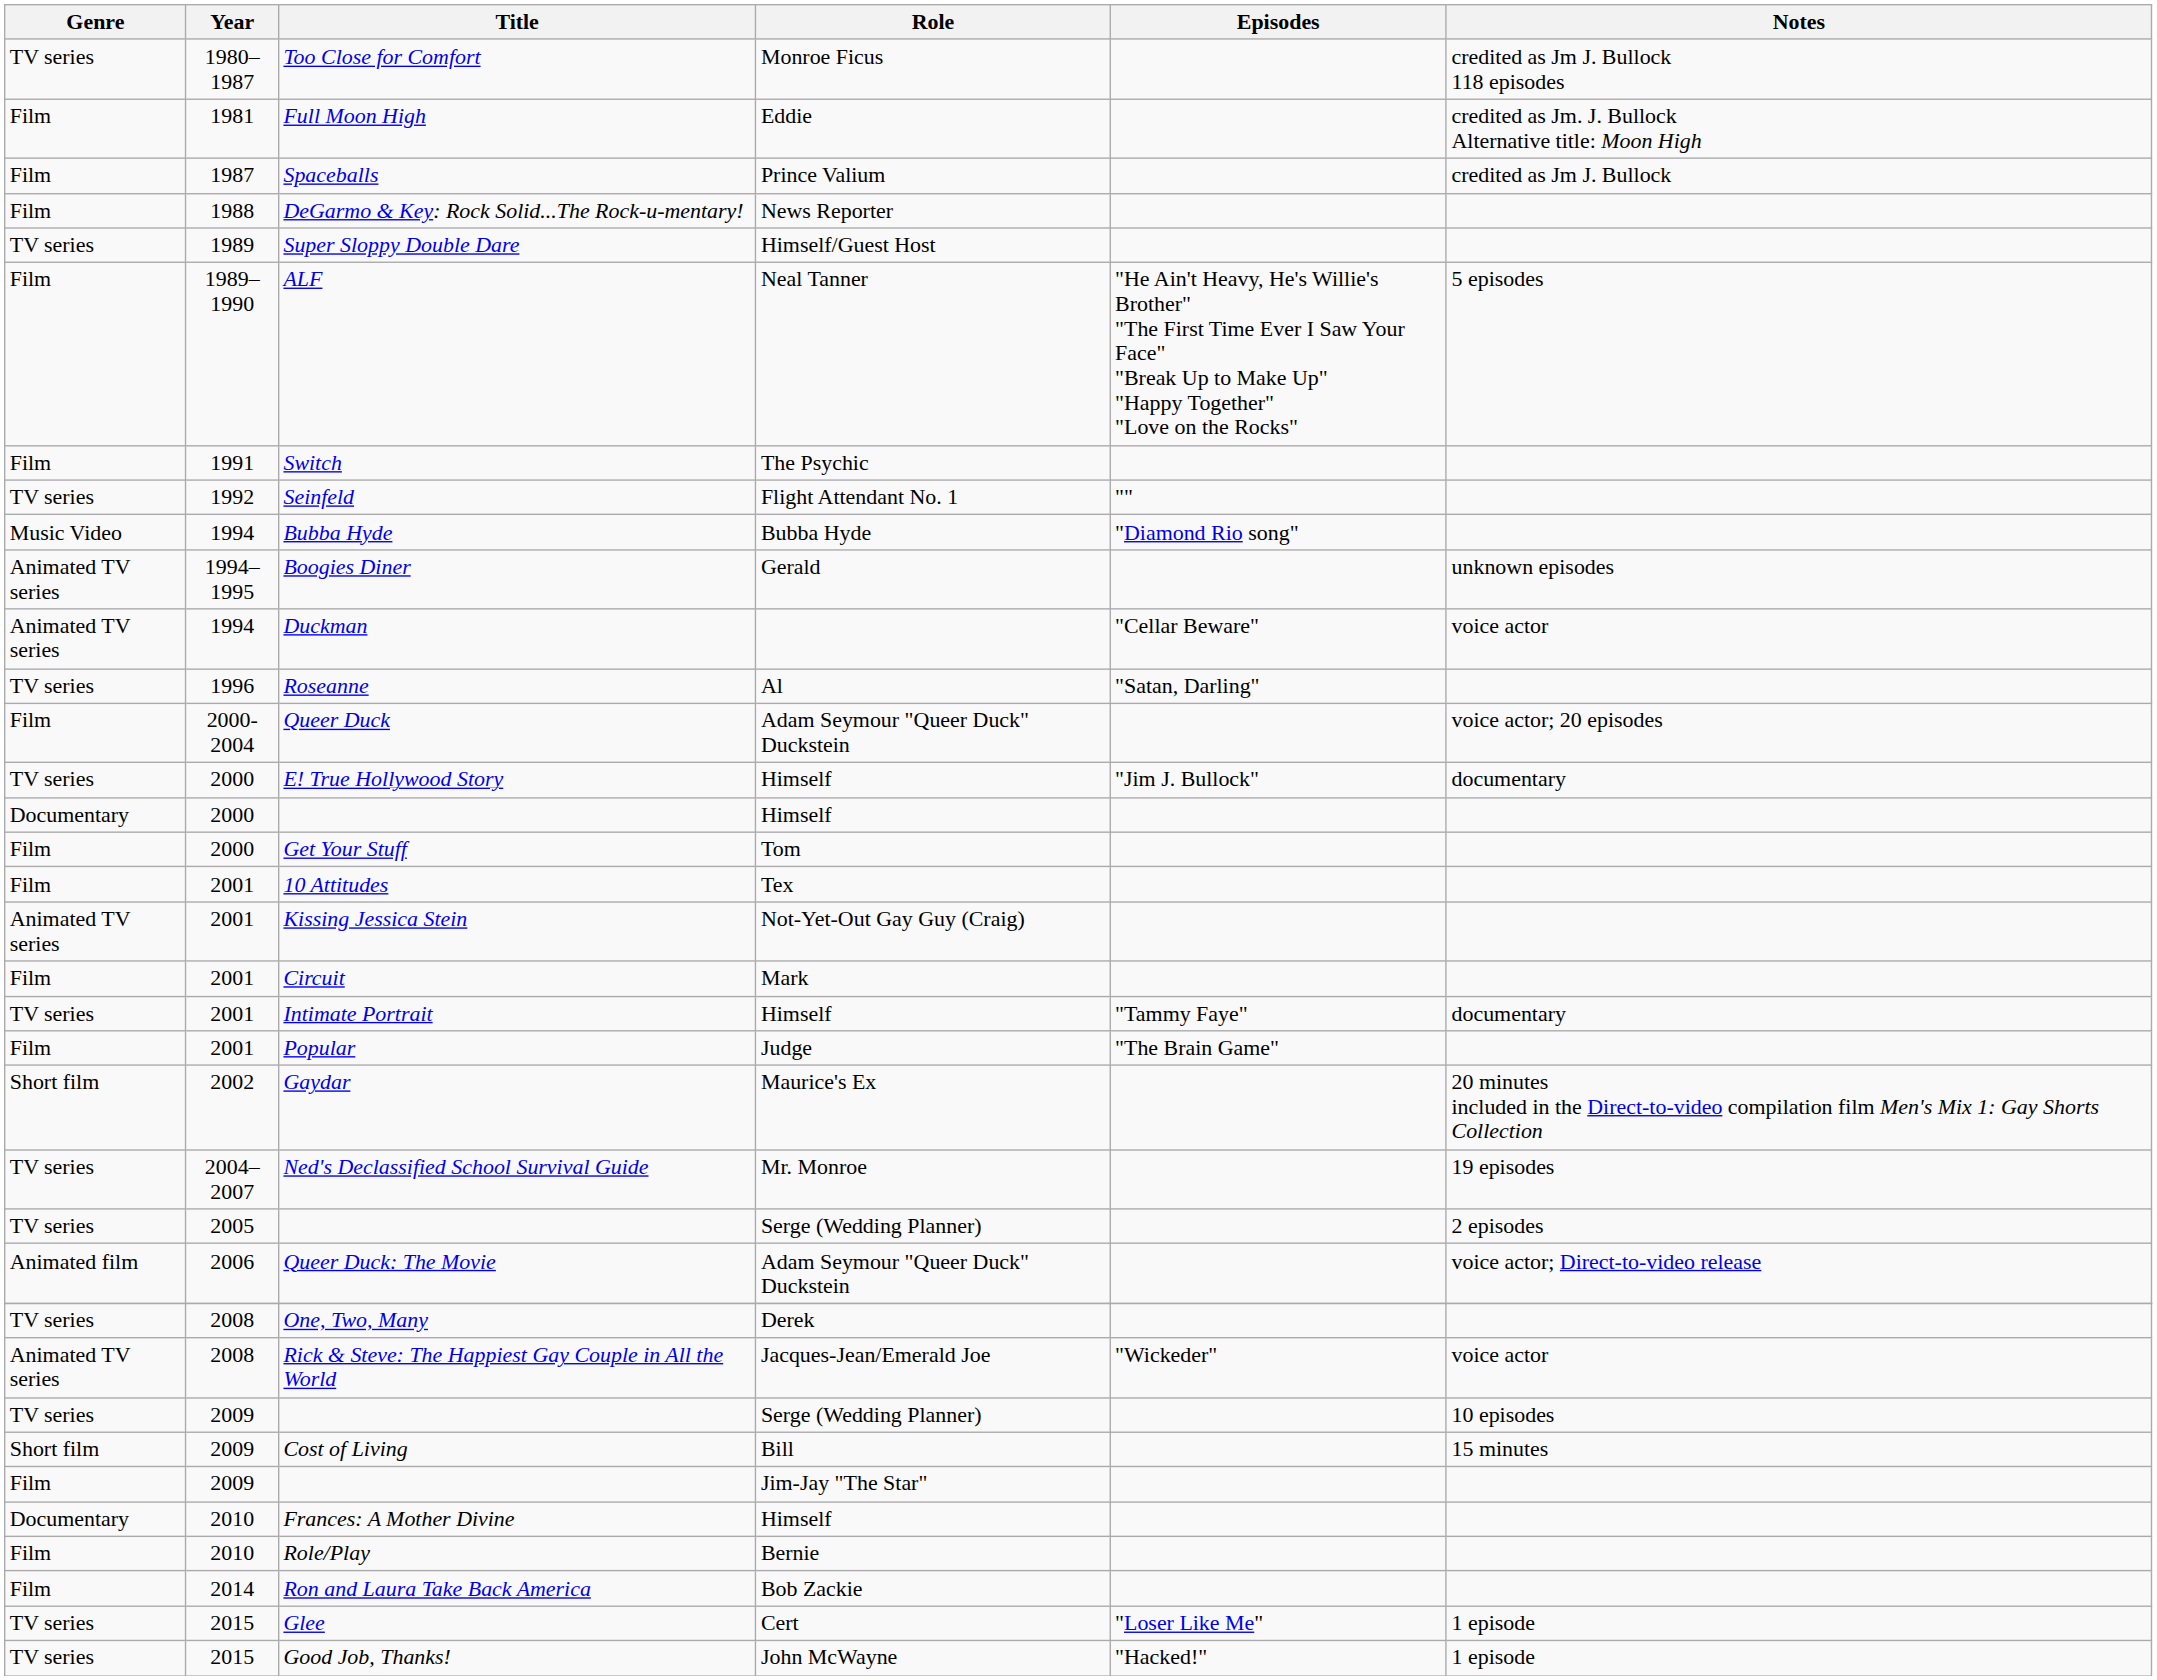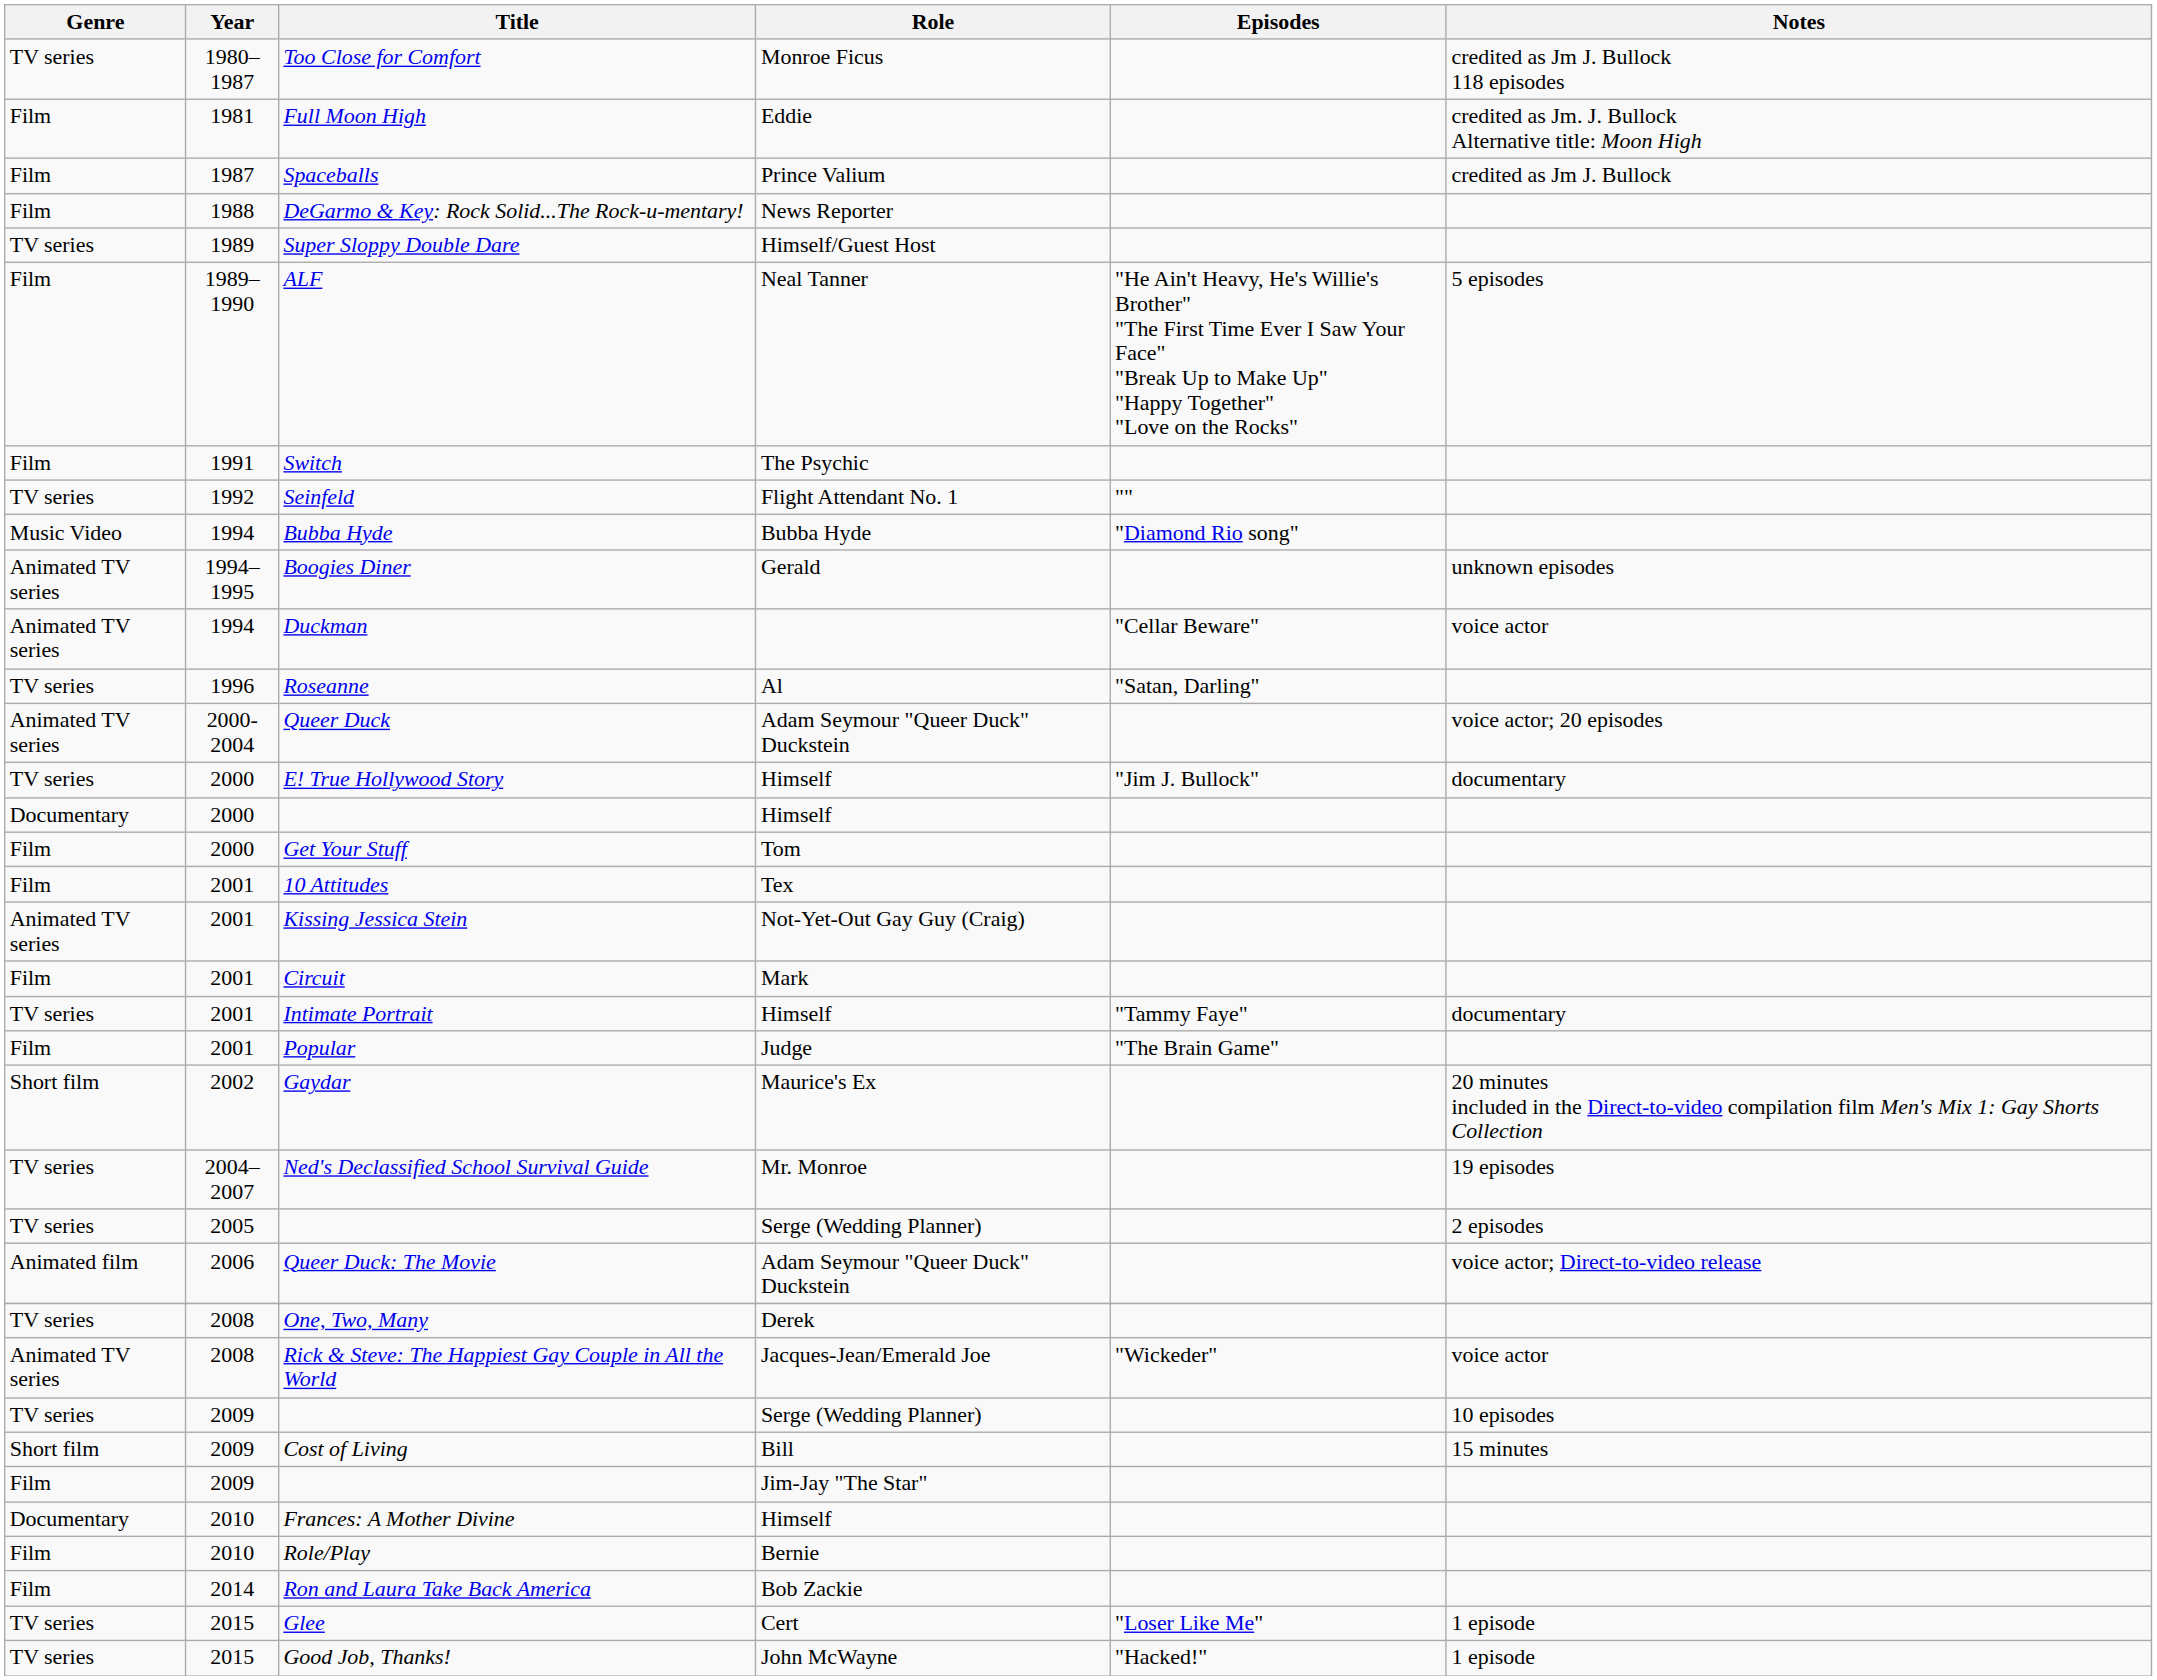(30, 720) Film -> (70, 732) Animated TV series
